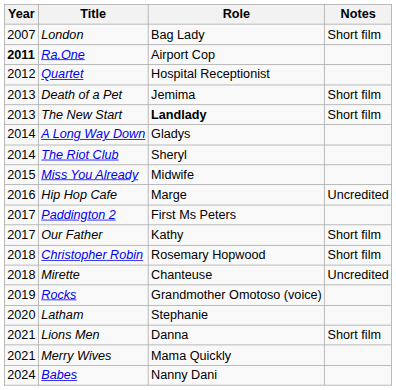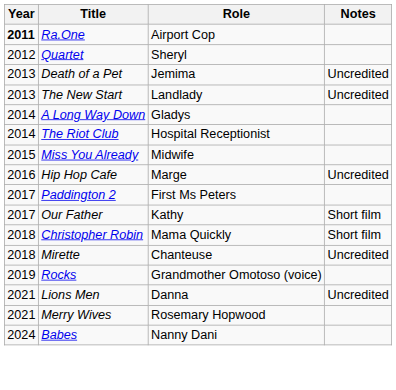- row: (62, 34)
(210, 74) Hospital Receptionist -> (169, 54) Sheryl
(354, 94) Short film -> (358, 74) Uncredited
(179, 114) bold -> (177, 94) normal
(354, 114) Short film -> (358, 94) Uncredited
(169, 154) Sheryl -> (210, 134) Hospital Receptionist
(208, 255) Rosemary Hopwood -> (191, 235) Mama Quickly
- row: (62, 315)
(354, 335) Short film -> (358, 295) Uncredited
(191, 355) Mama Quickly -> (208, 315) Rosemary Hopwood
